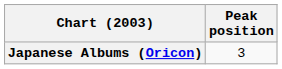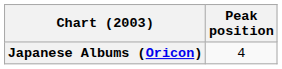(241, 53) 3 -> (241, 53) 4
